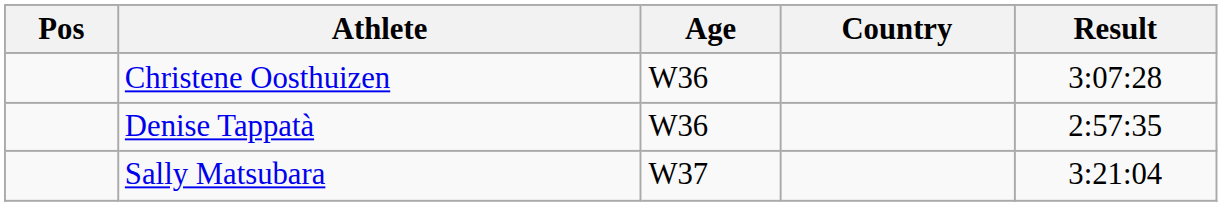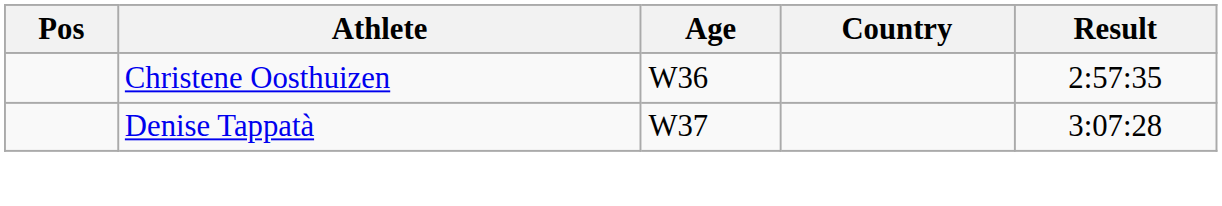(1115, 77) 3:07:28 -> (1115, 77) 2:57:35
(678, 126) W36 -> (678, 126) W37
(1115, 126) 2:57:35 -> (1115, 126) 3:07:28
- row: (225, 175)
